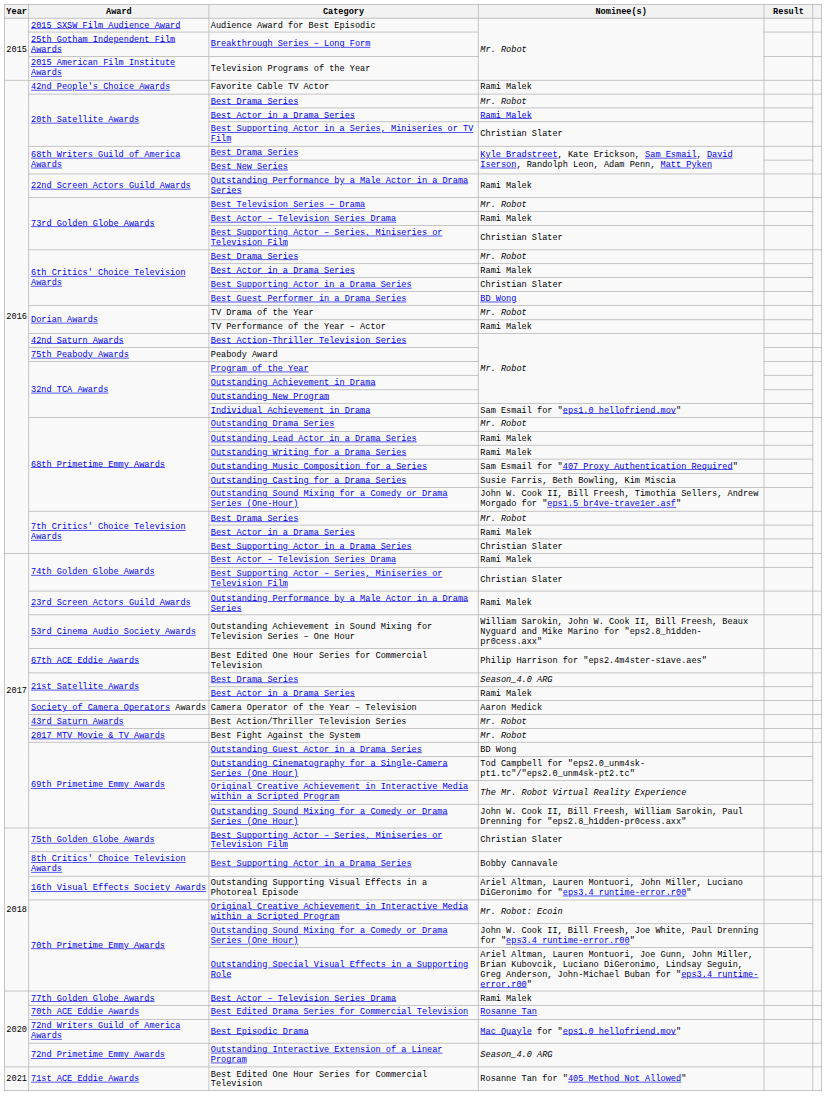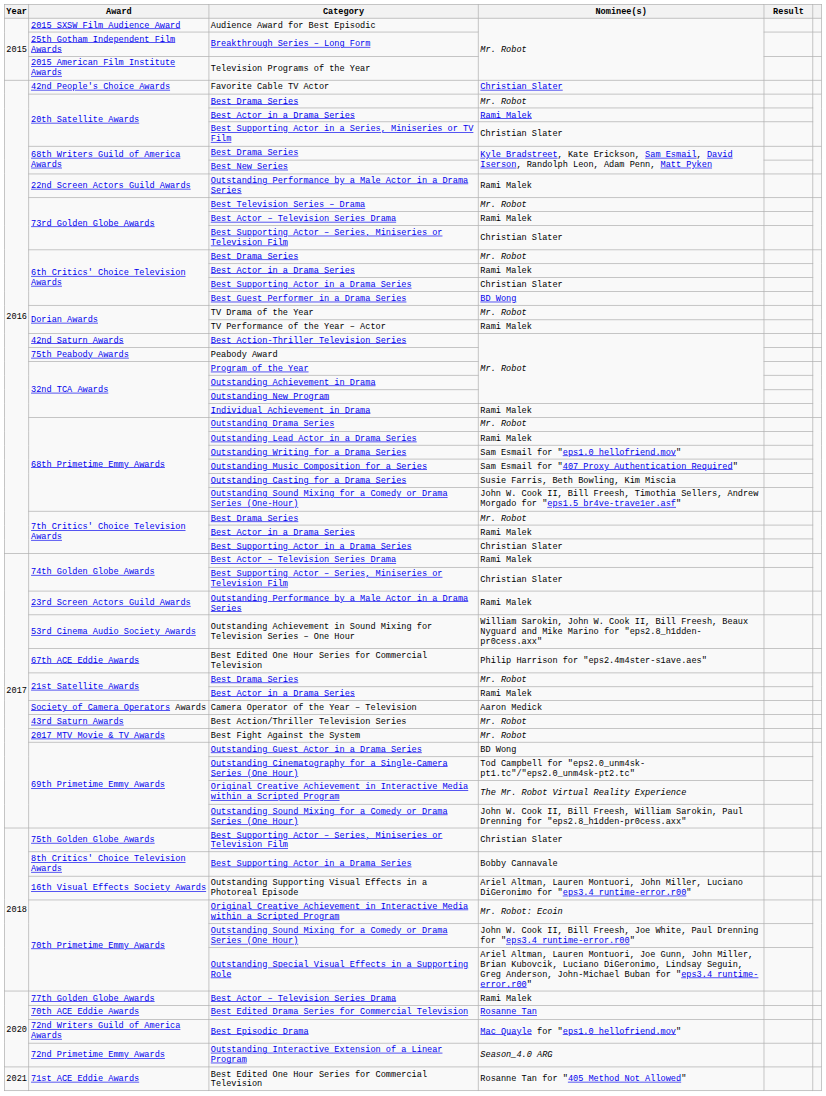(506, 87) Rami Malek -> (522, 87) Christian Slater
(581, 410) Sam Esmail for "eps1.0 hellofriend.mov" -> (506, 410) Rami Malek
(506, 452) Rami Malek -> (581, 452) Sam Esmail for "eps1.0 hellofriend.mov"
(516, 680) Season_4.0 ARG -> (504, 680) Mr. Robot
